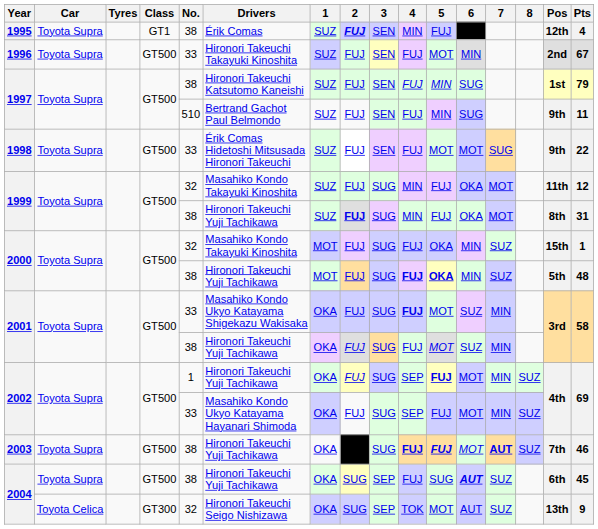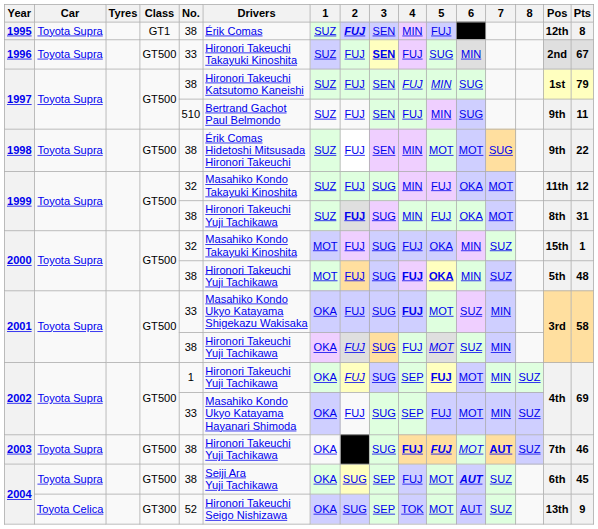(582, 31) 4 -> (582, 31) 8
(384, 55) normal -> (384, 55) bold
(441, 55) MOT -> (441, 55) SUG
(191, 150) 33 -> (191, 150) 38
(412, 150) FUJ -> (412, 150) MIN
(248, 480) Hironori Takeuchi Yuji Tachikawa -> (242, 480) Seiji Ara Yuji Tachikawa
(441, 480) SUG -> (441, 480) MOT
(191, 509) 32 -> (191, 509) 52
